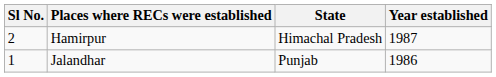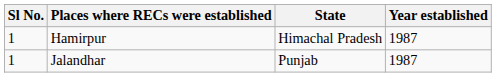(11, 38) 2 -> (11, 38) 1
(403, 60) 1986 -> (403, 60) 1987
